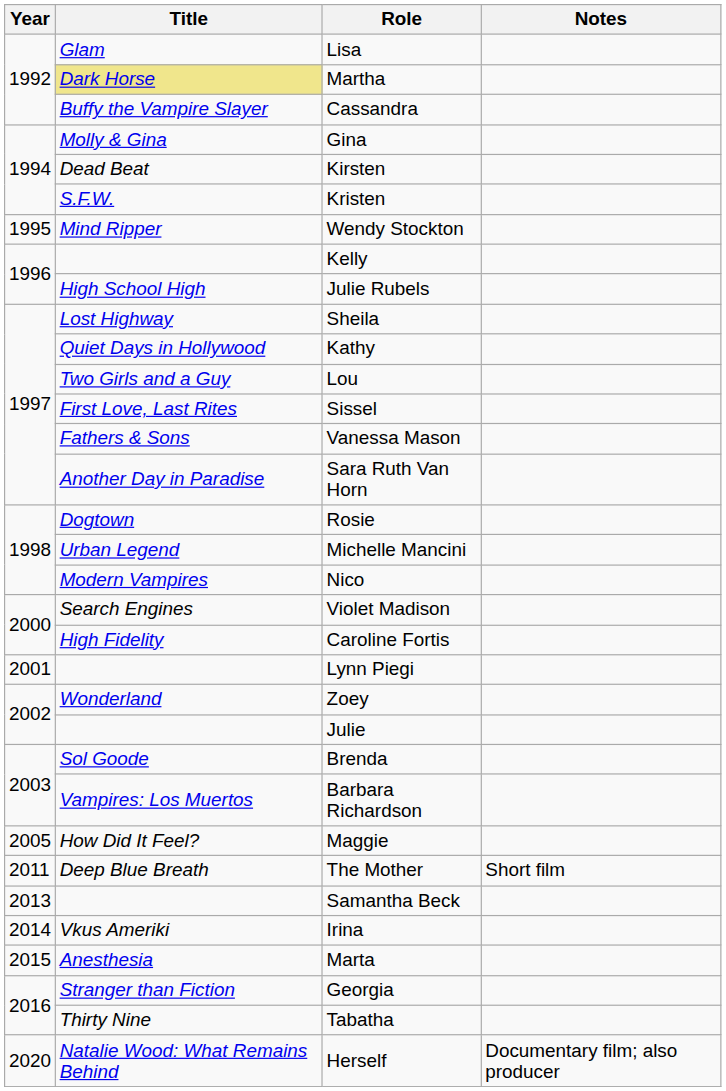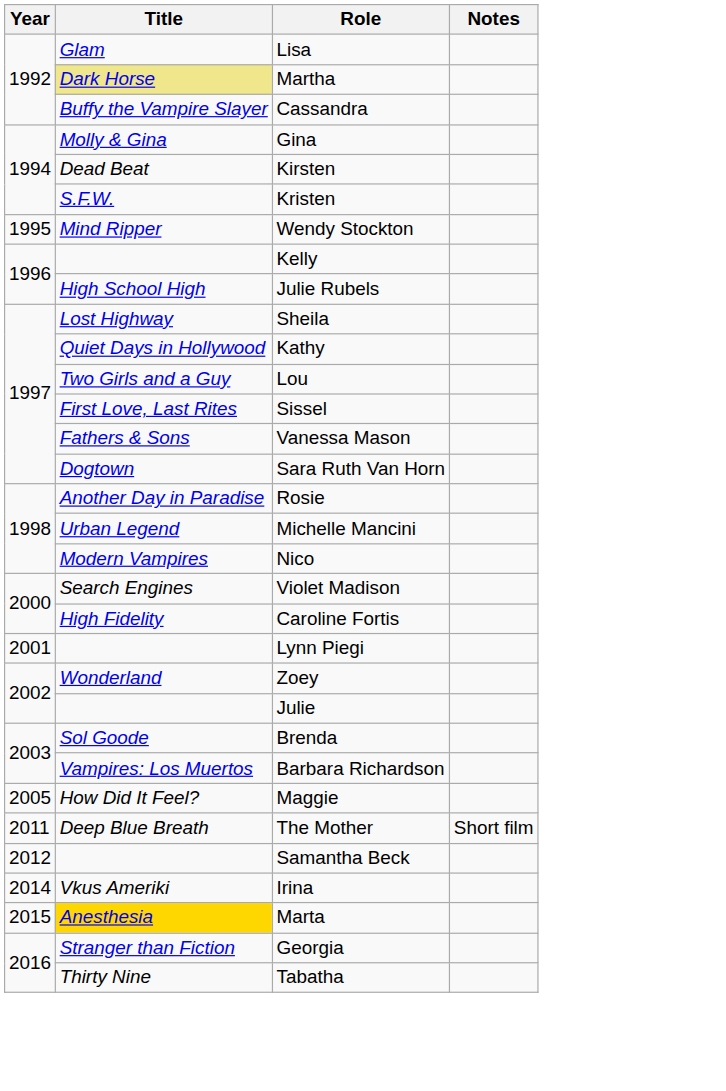(162, 479) Another Day in Paradise -> (97, 468) Dogtown
(97, 519) Dogtown -> (162, 498) Another Day in Paradise
(30, 900) 2013 -> (30, 857) 2012
(106, 960) no background -> (106, 917) gold background
- row: (357, 1060)
